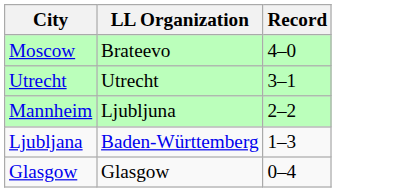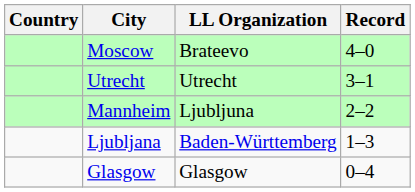+ column: (44, 19)
